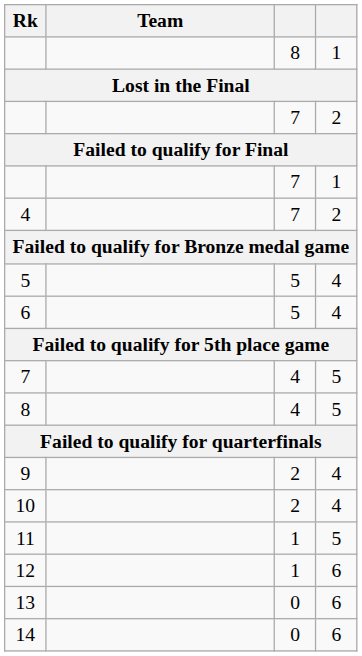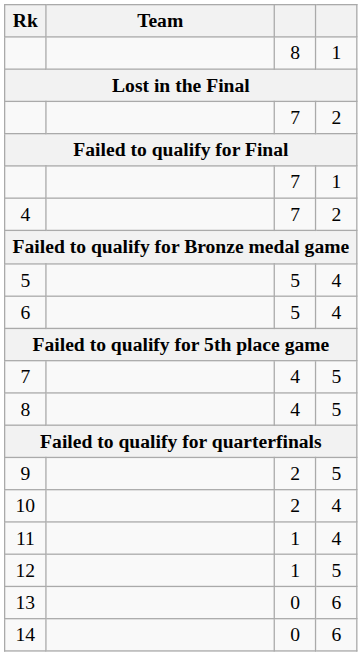(336, 473) 4 -> (336, 473) 5
(336, 538) 5 -> (336, 538) 4
(336, 570) 6 -> (336, 570) 5
